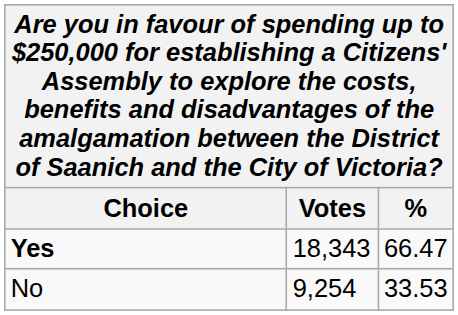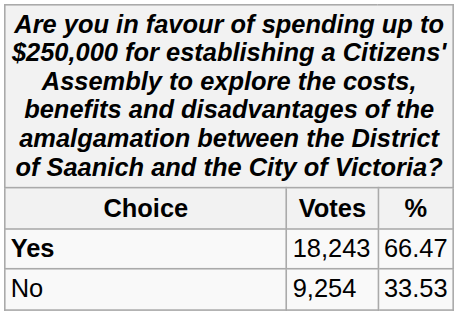(332, 248) 18,343 -> (332, 248) 18,243
